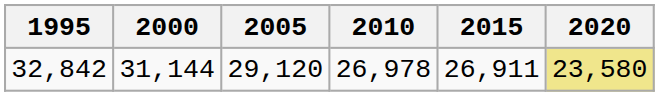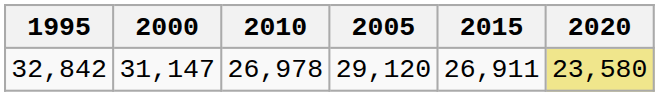columns swapped: (275, 27) <-> (383, 27)
(167, 70) 31,144 -> (167, 70) 31,147
